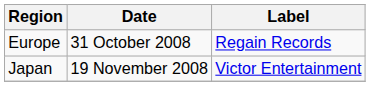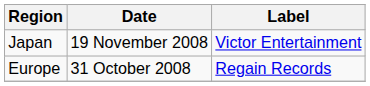rows swapped: (34, 42) <-> (30, 68)
